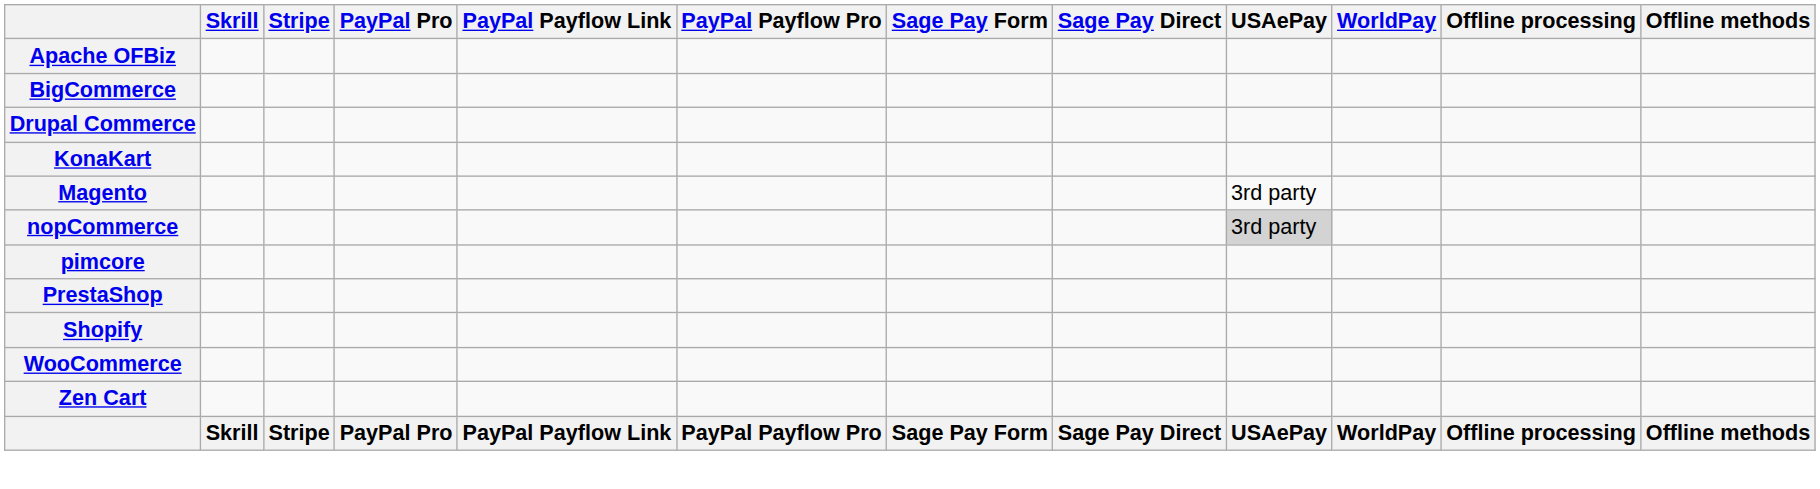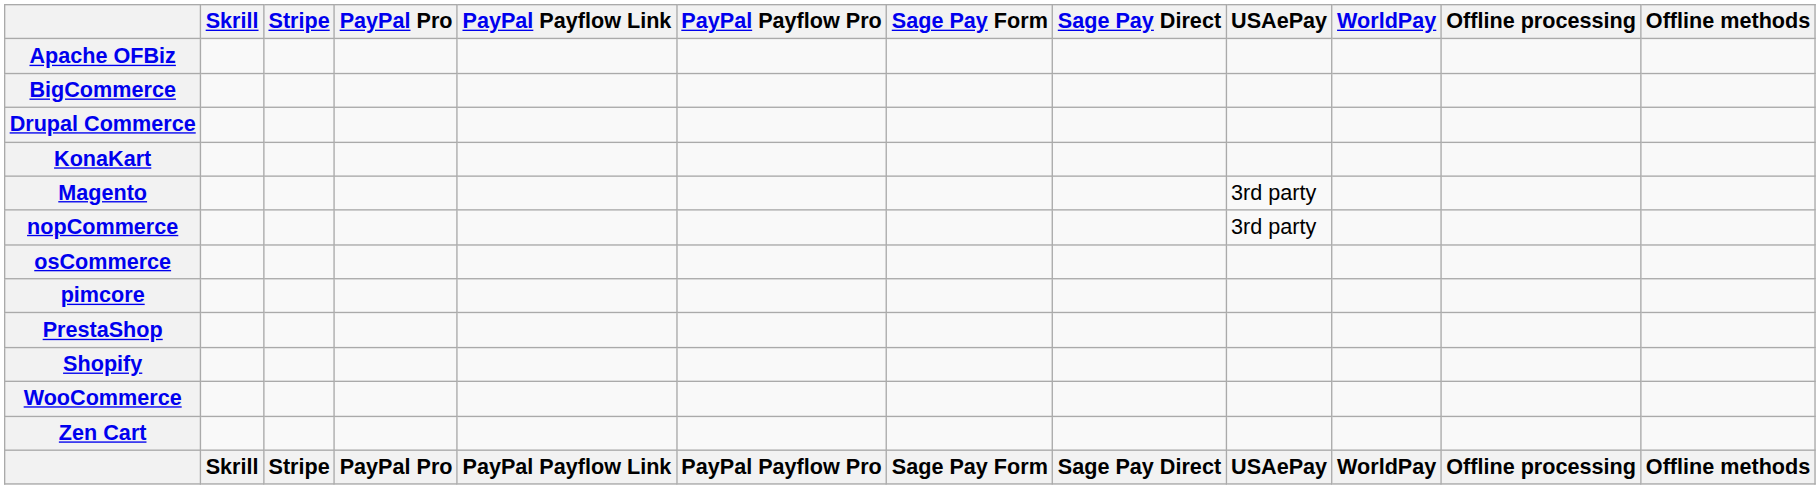(1274, 227) lightgrey background -> (1274, 227) no background
+ row: (103, 261)
